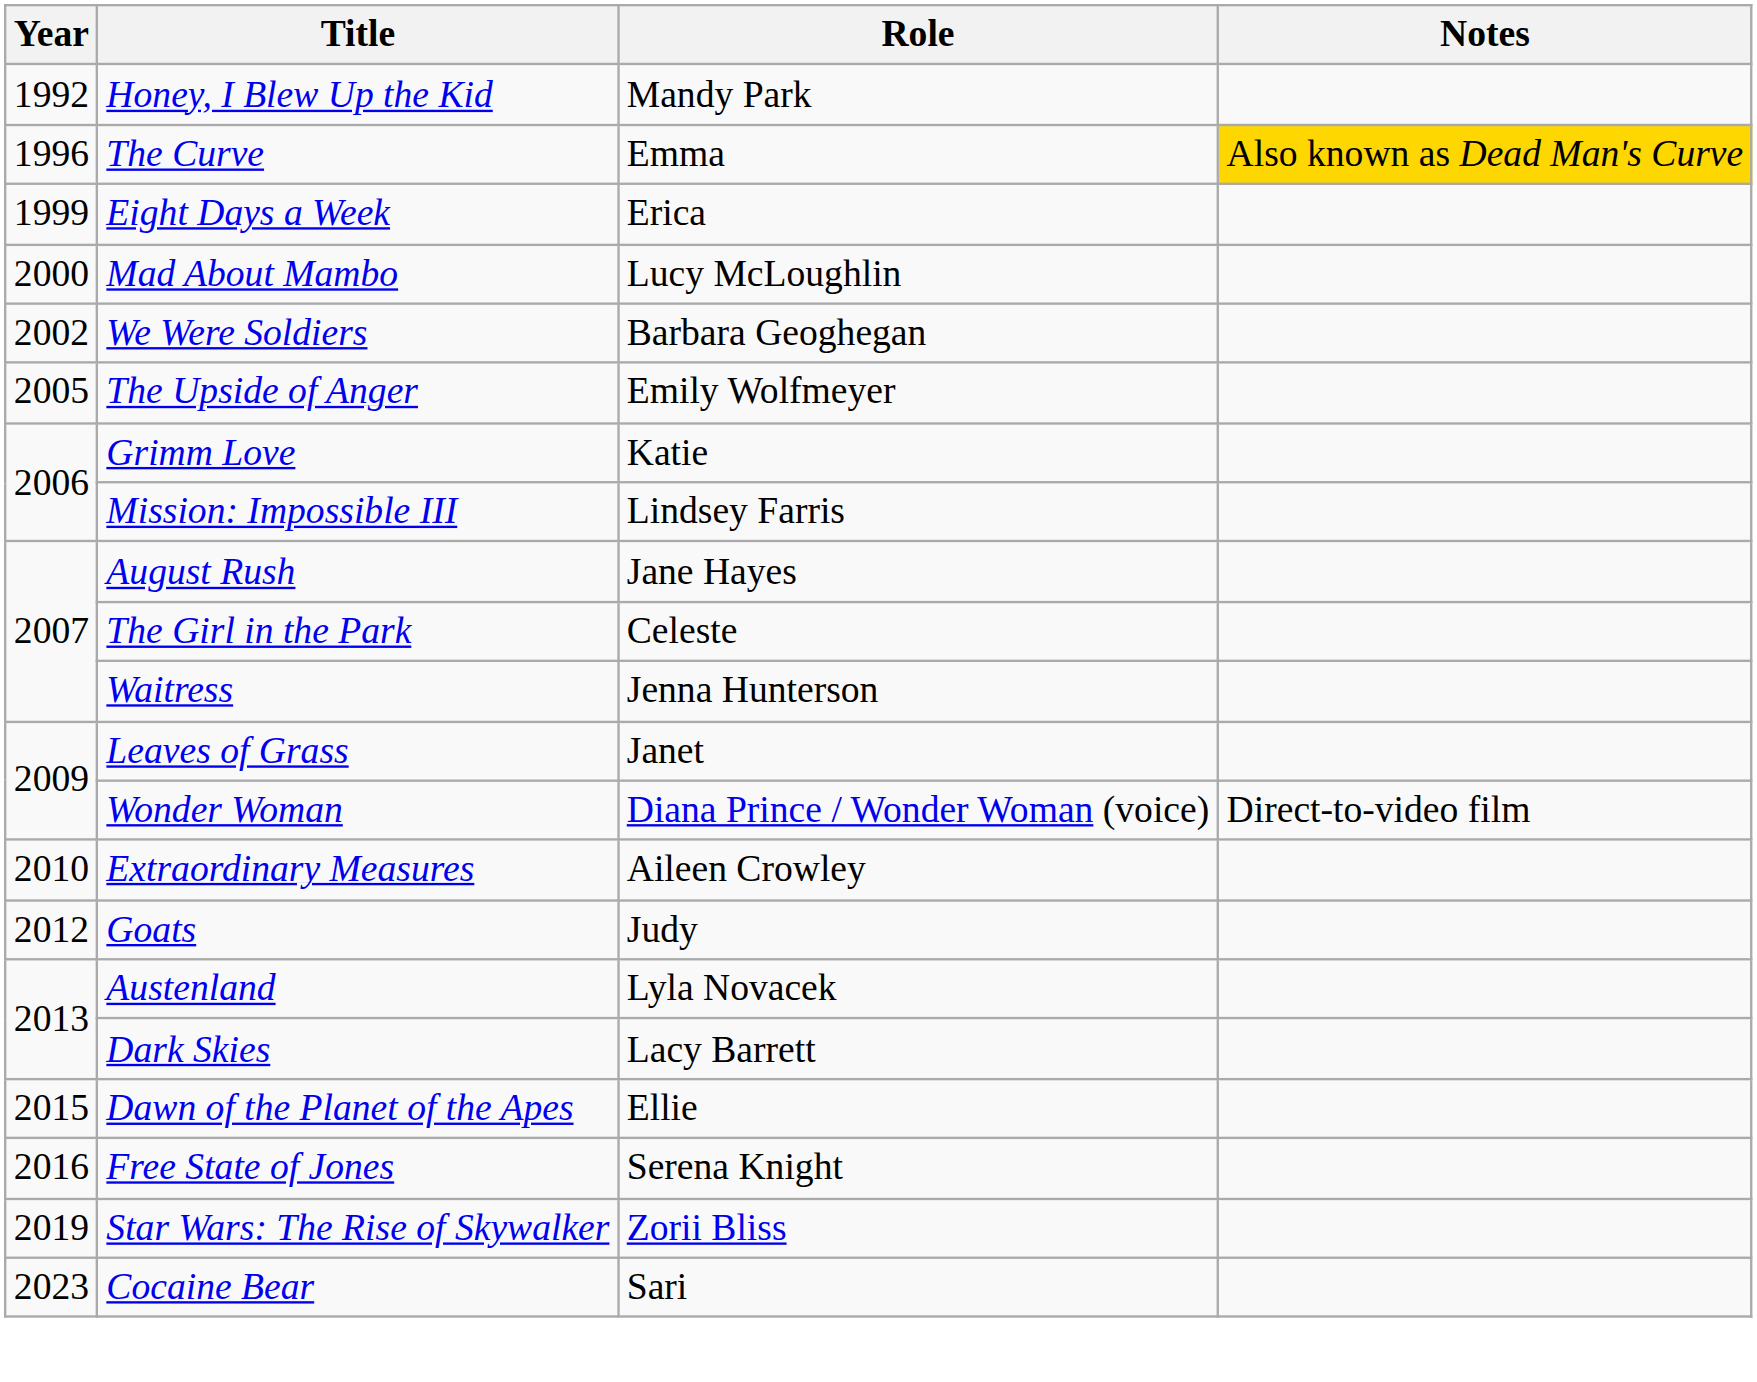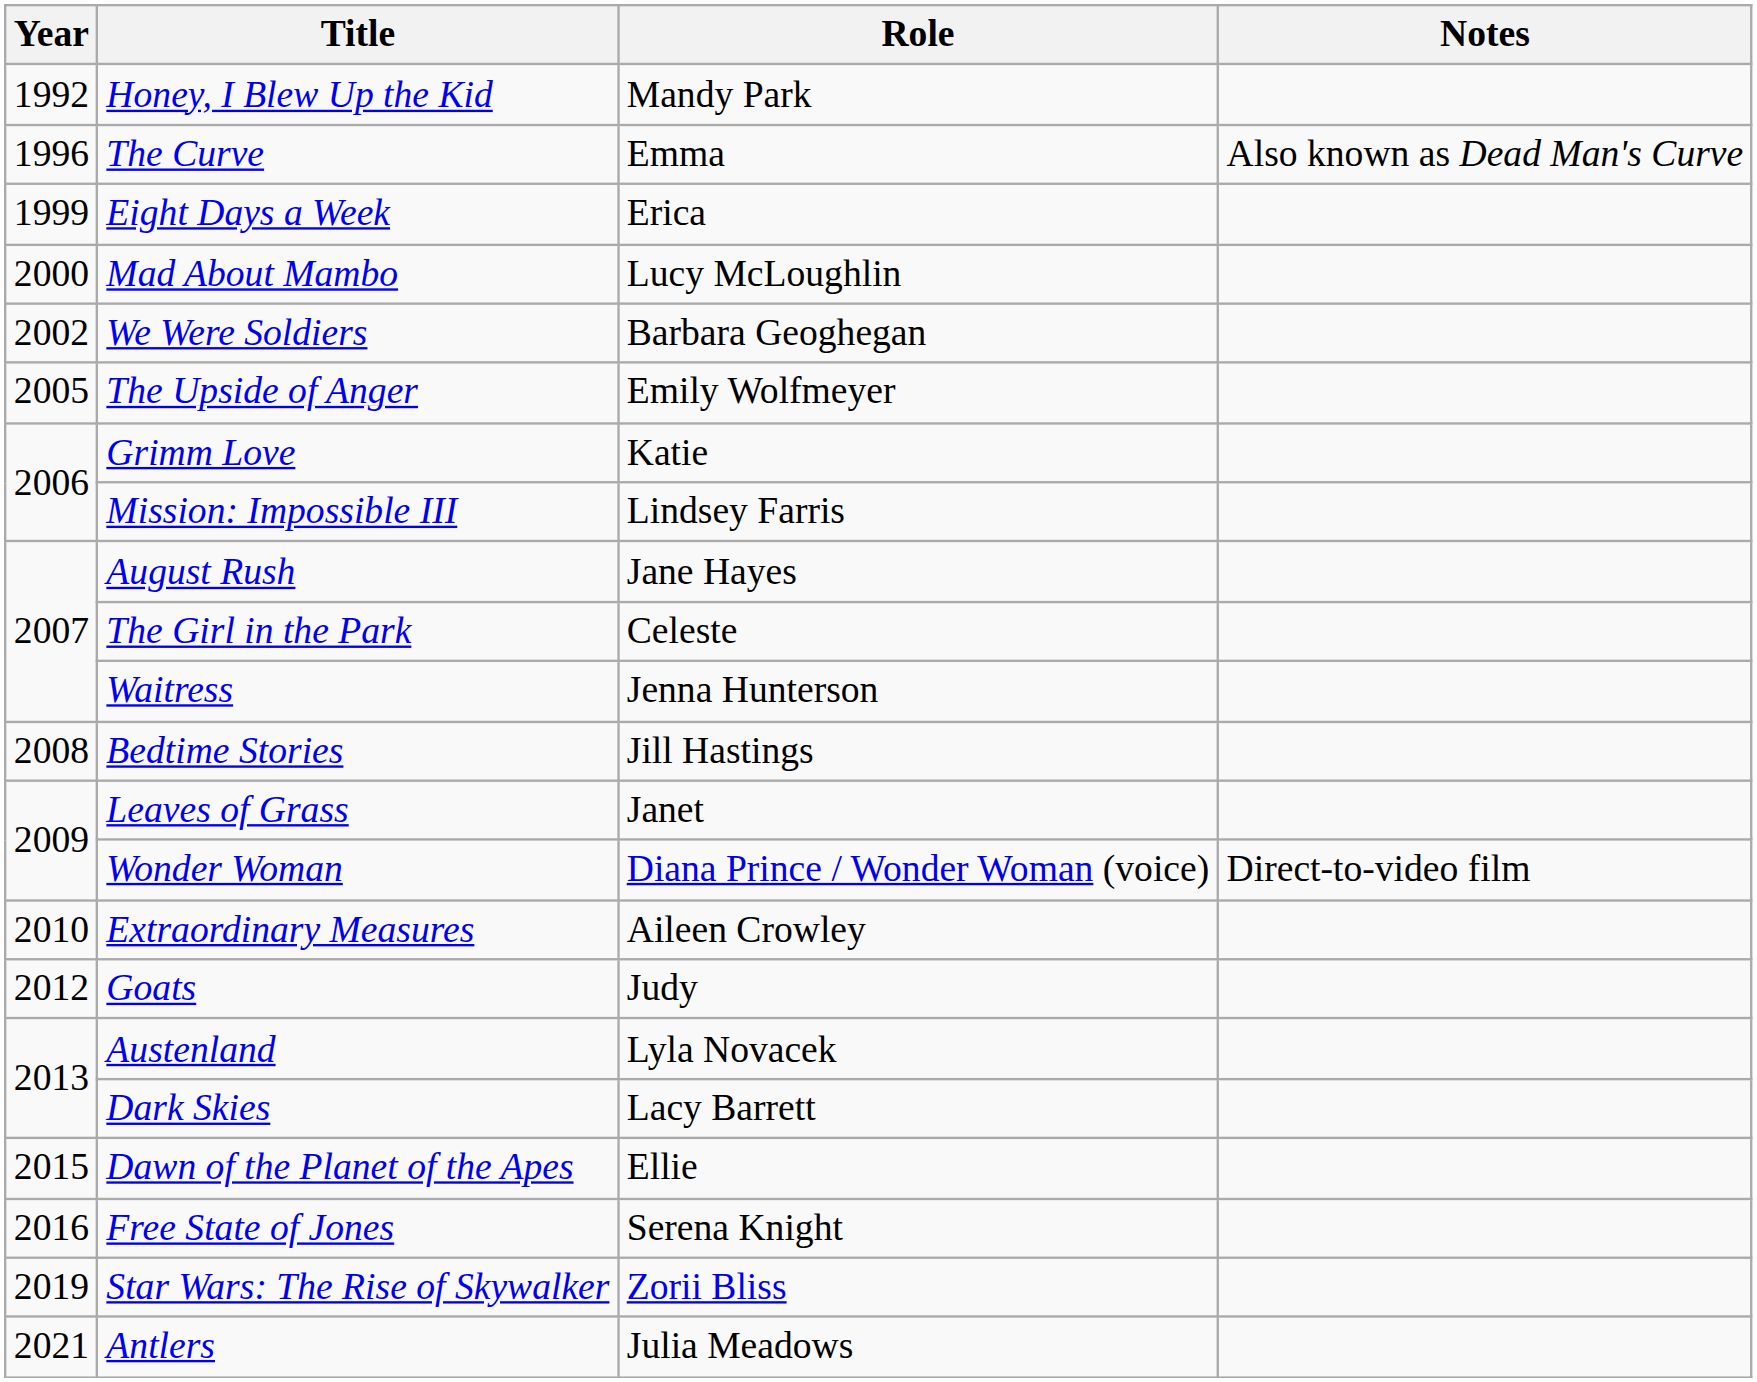(1485, 153) gold background -> (1485, 153) no background
+ row: (225, 749)
+ row: (161, 1346)
- row: (210, 1286)
